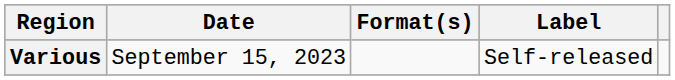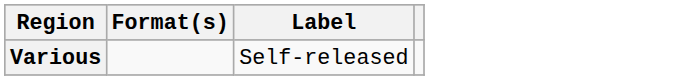- column: (229, 23)
